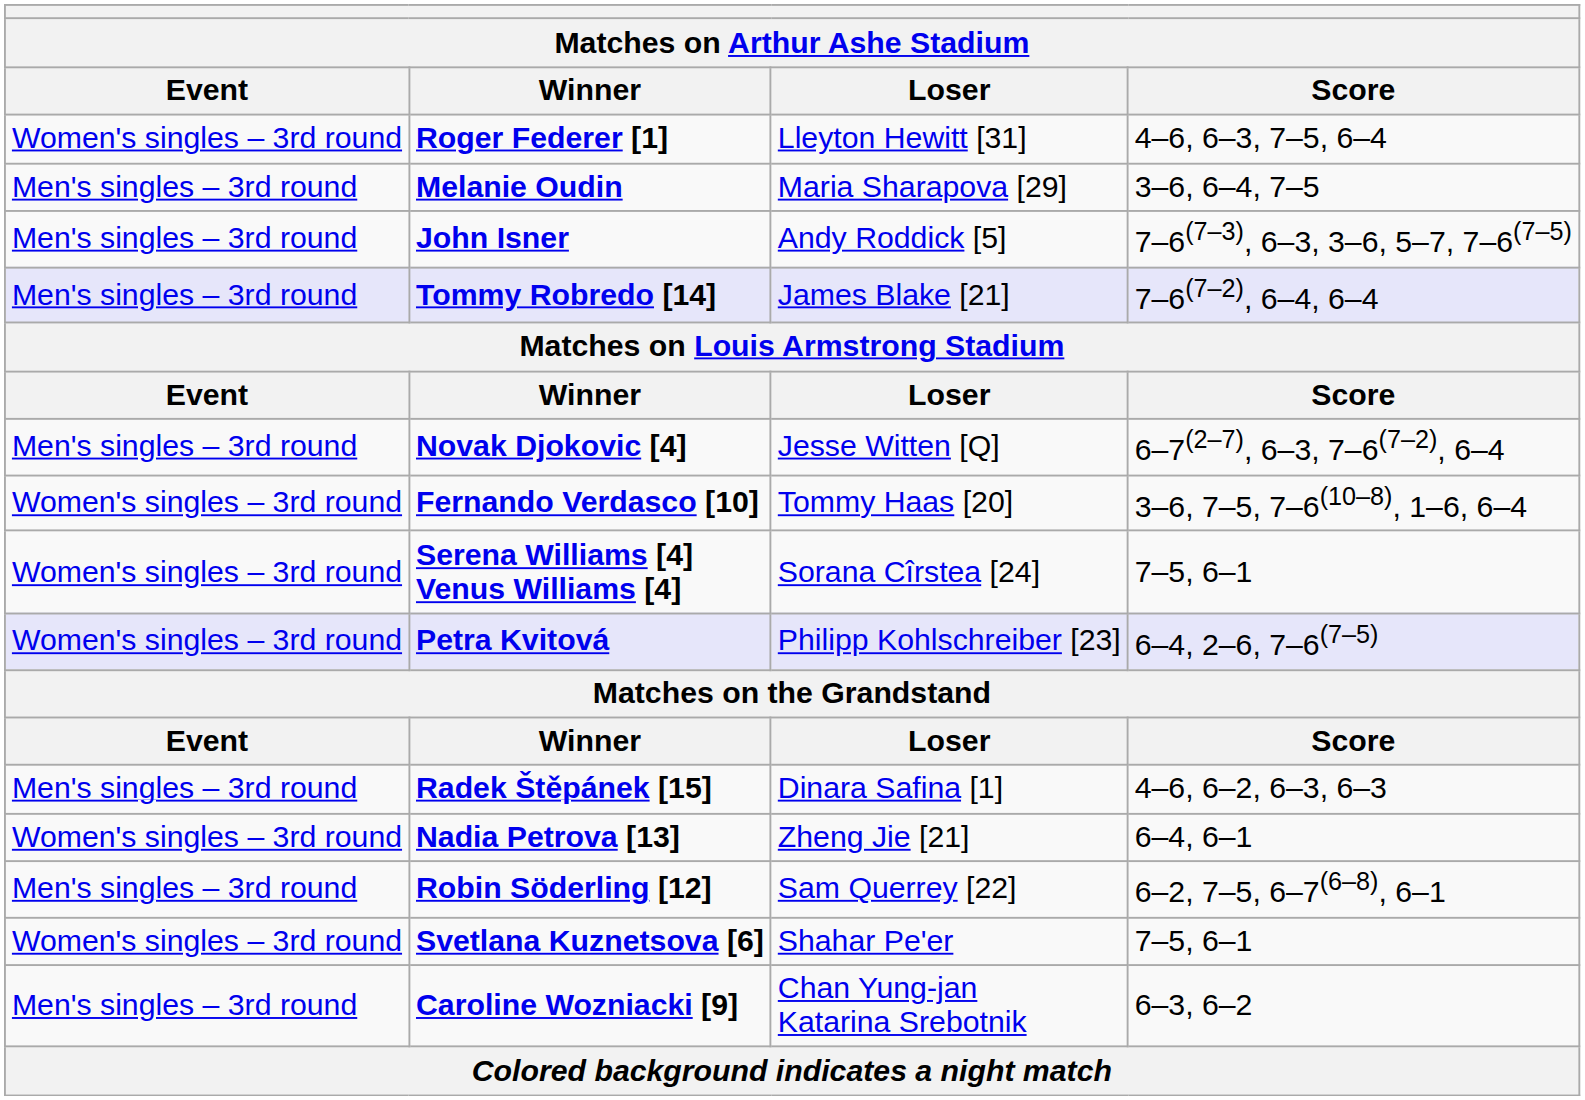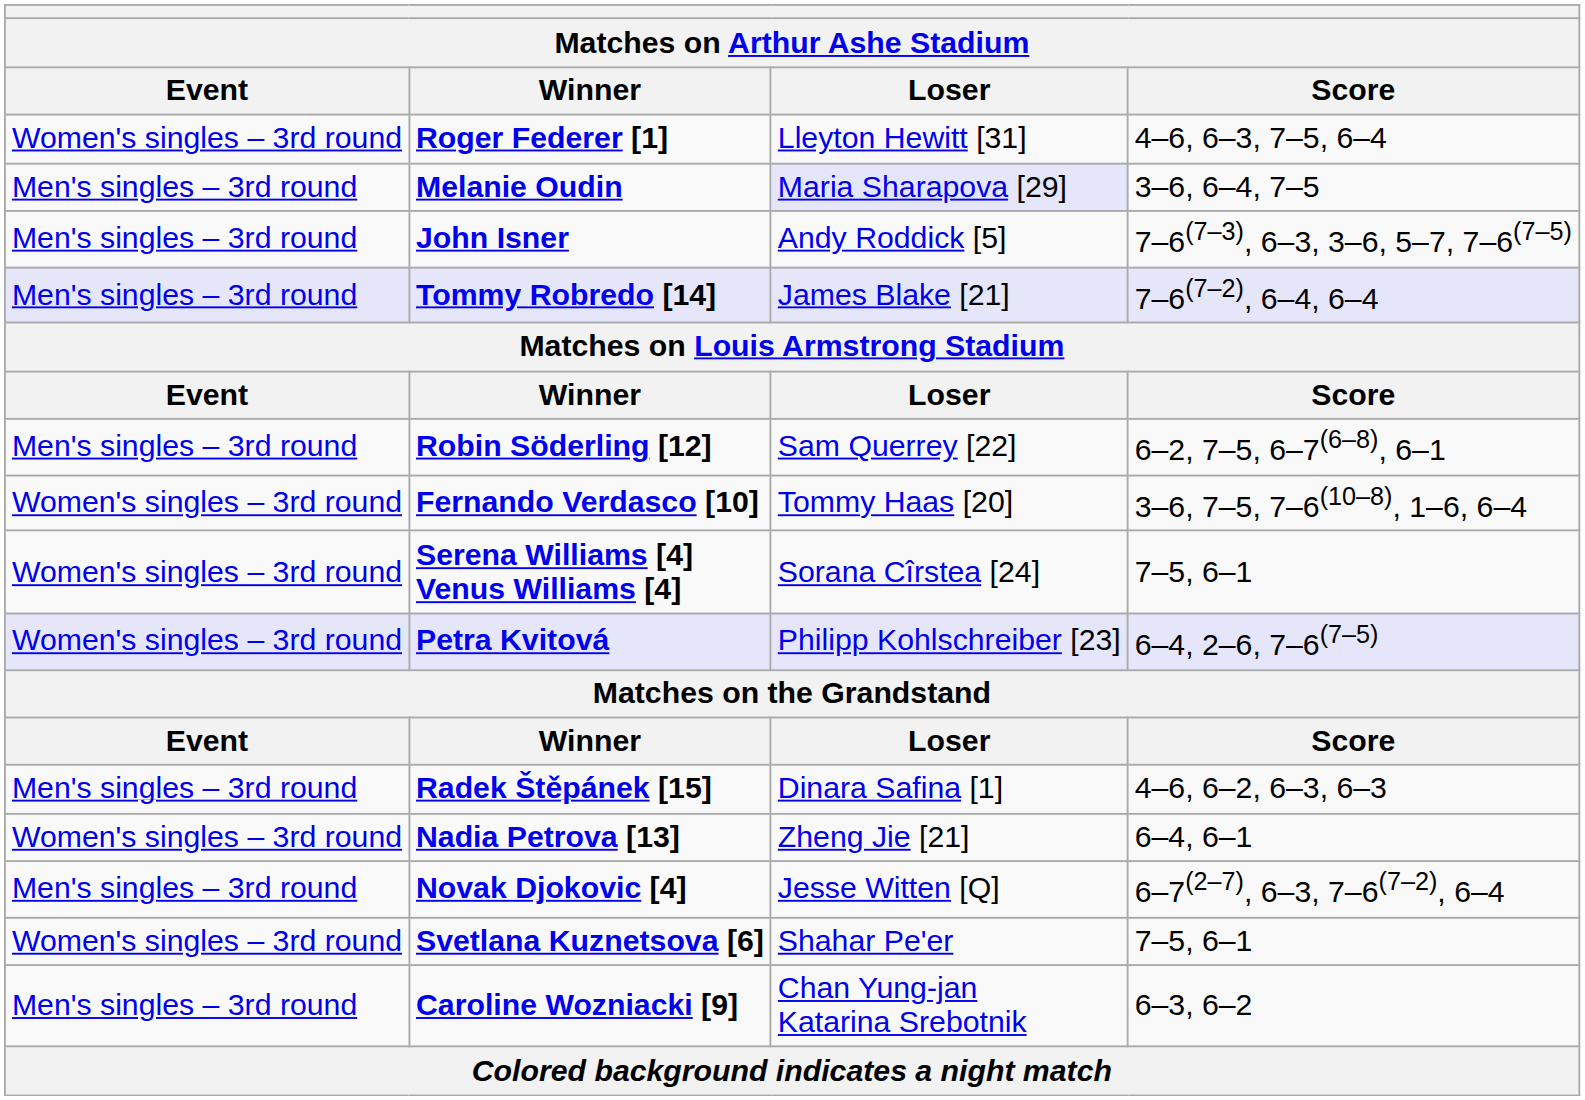(922, 186) no background -> (922, 186) lavender background
rows swapped: (551, 446) <-> (564, 888)
